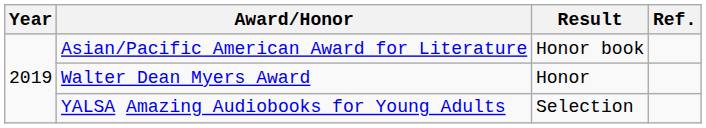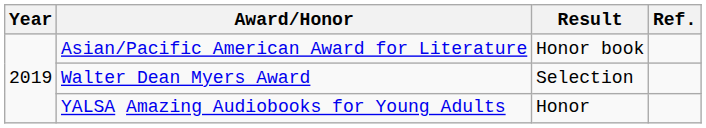(563, 78) Honor -> (585, 78) Selection
(585, 108) Selection -> (563, 108) Honor
